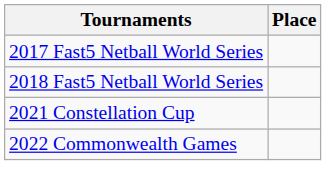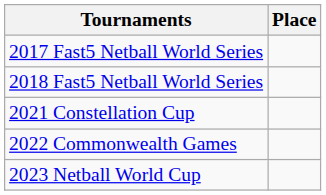+ row: (105, 174)
